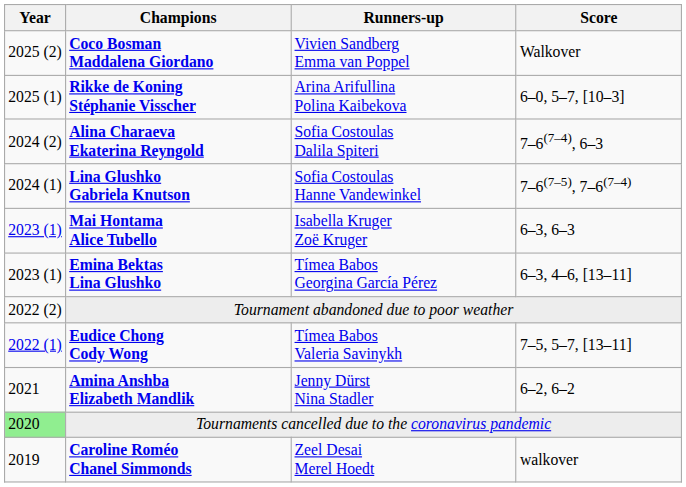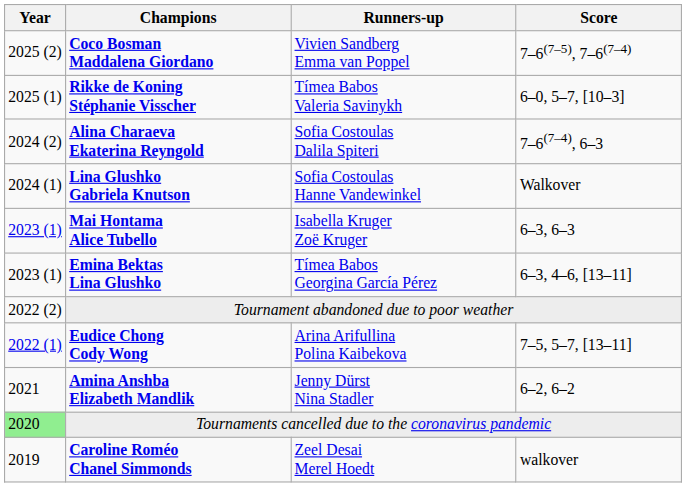(550, 52) Walkover -> (576, 52) 7–6(7–5), 7–6(7–4)
(351, 97) Arina Arifullina Polina Kaibekova -> (348, 97) Tímea Babos Valeria Savinykh
(576, 186) 7–6(7–5), 7–6(7–4) -> (550, 186) Walkover
(348, 345) Tímea Babos Valeria Savinykh -> (351, 345) Arina Arifullina Polina Kaibekova
